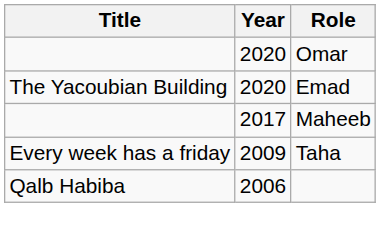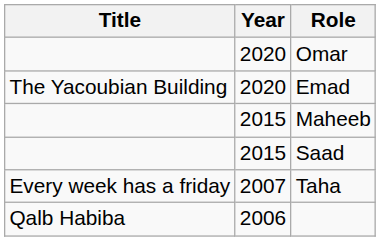(263, 119) 2017 -> (263, 119) 2015
+ row: (320, 152)
(263, 152) 2009 -> (263, 185) 2007
